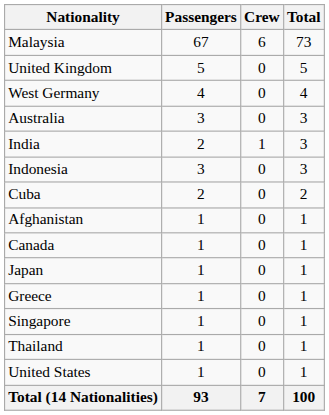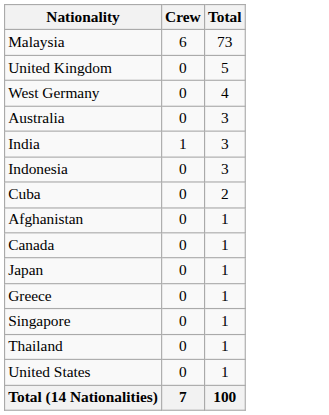- column: (201, 16)
